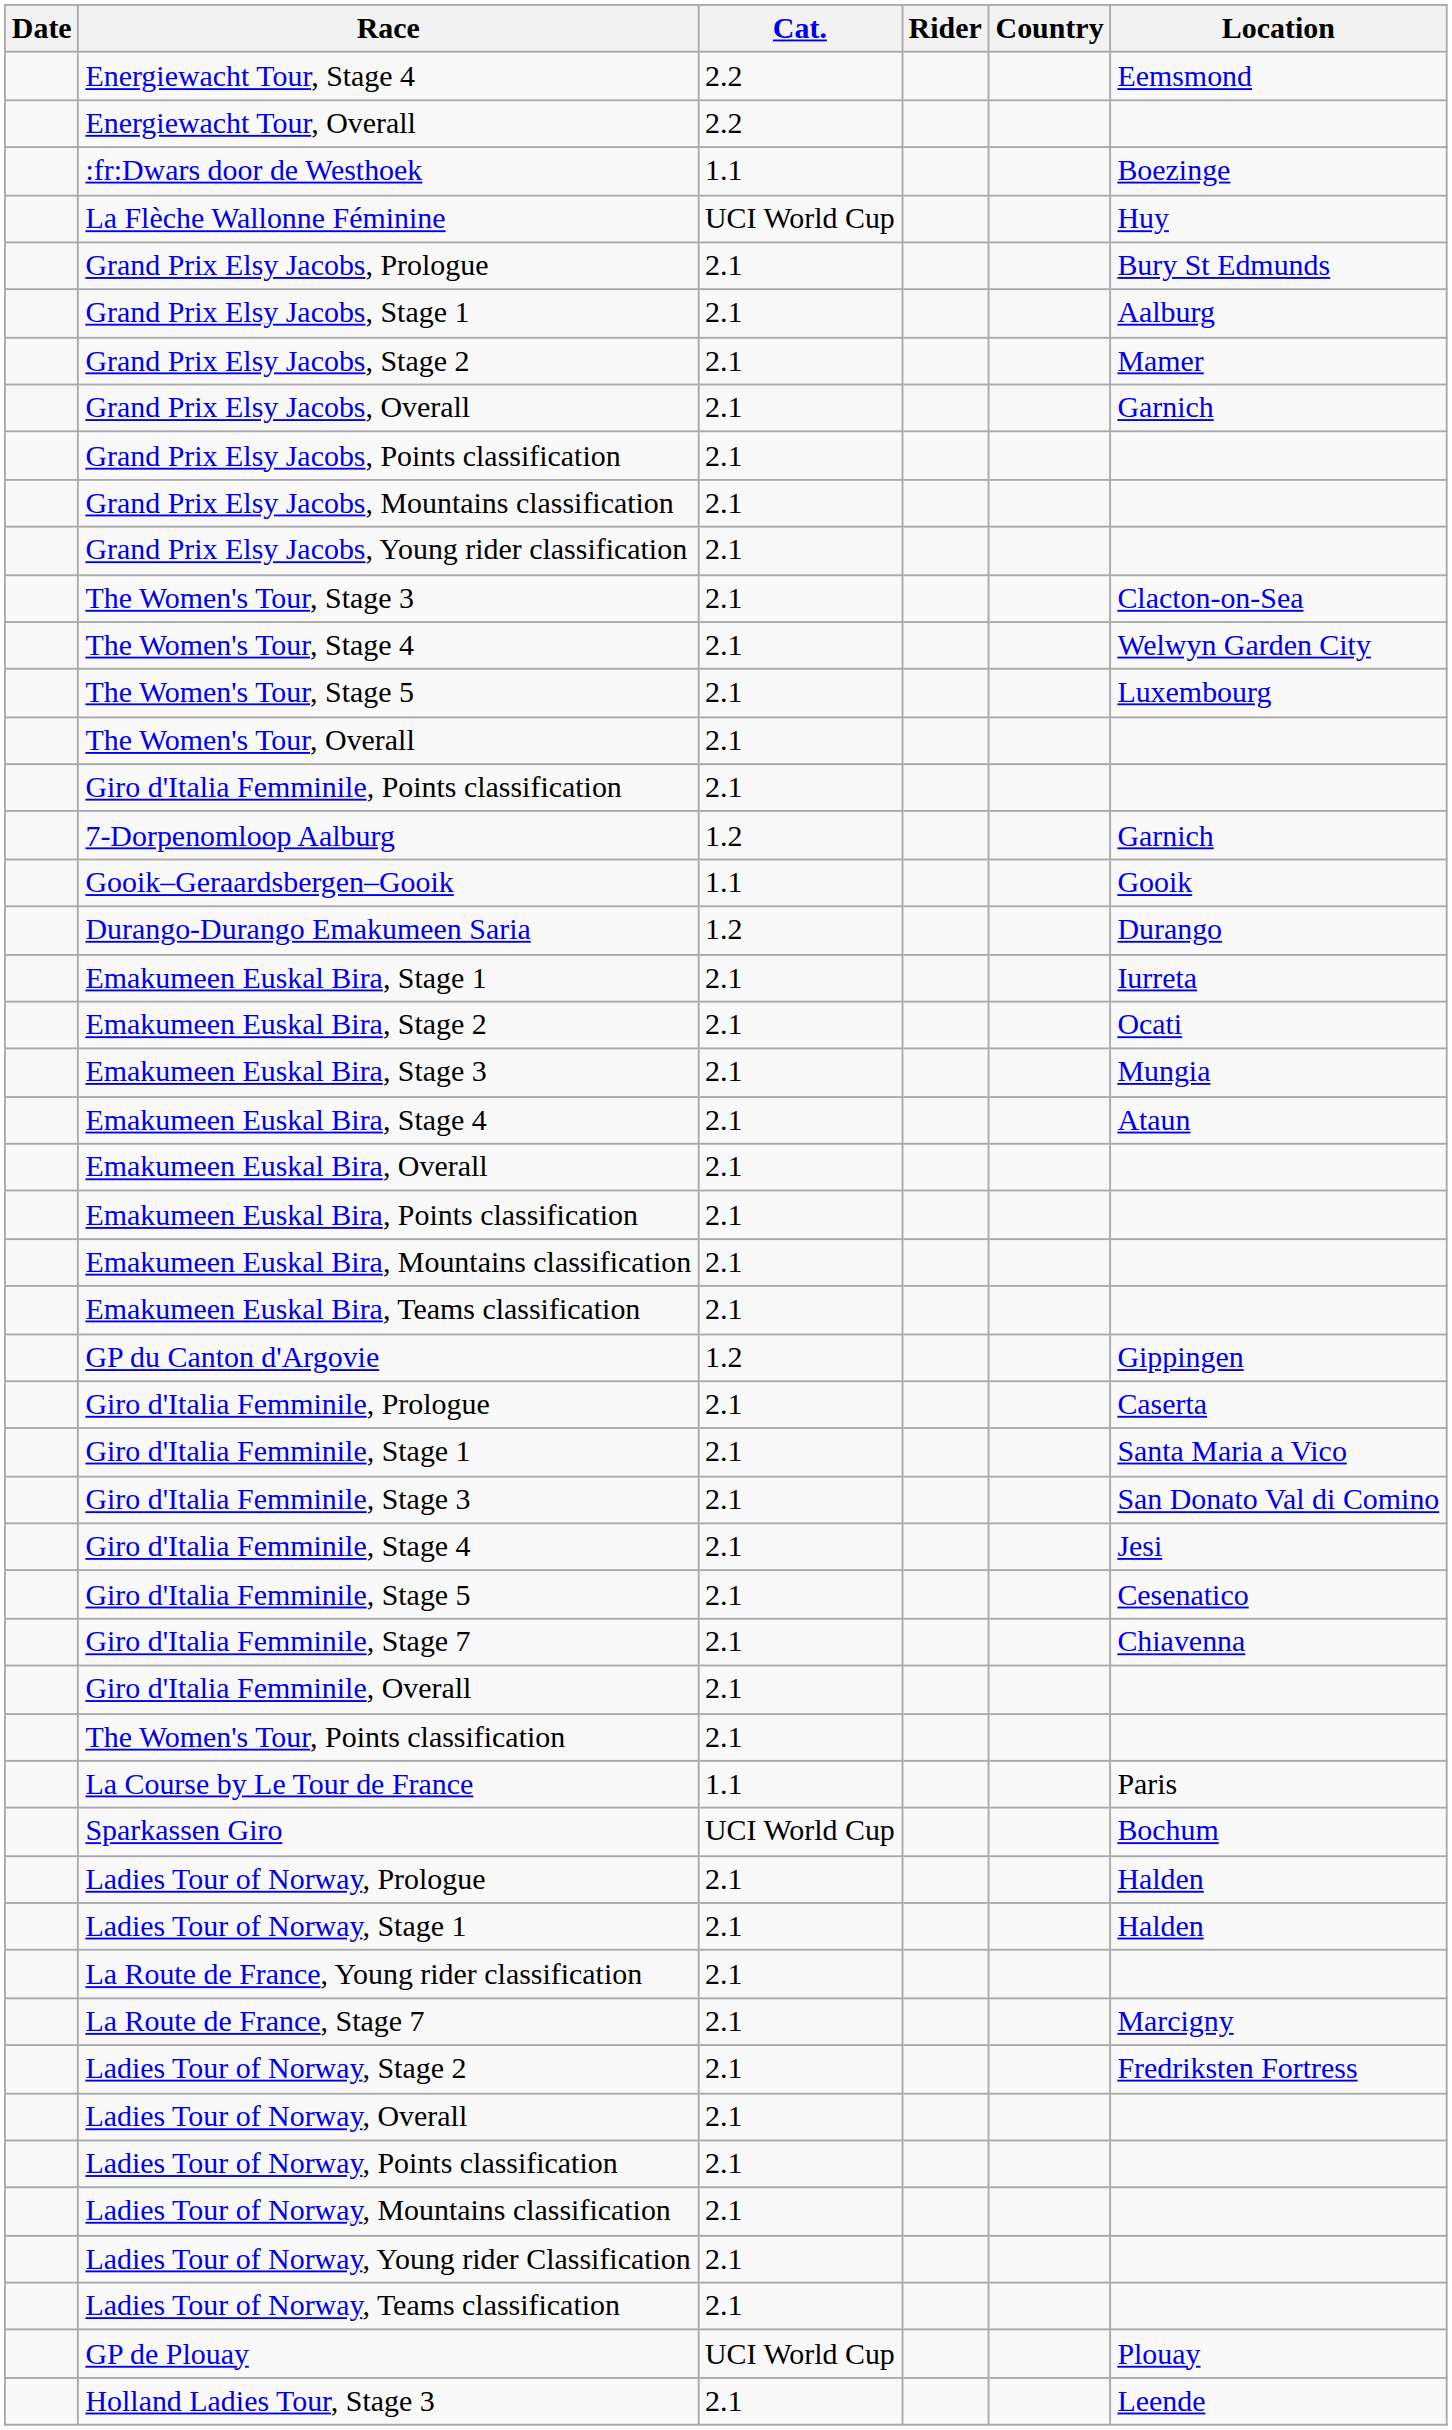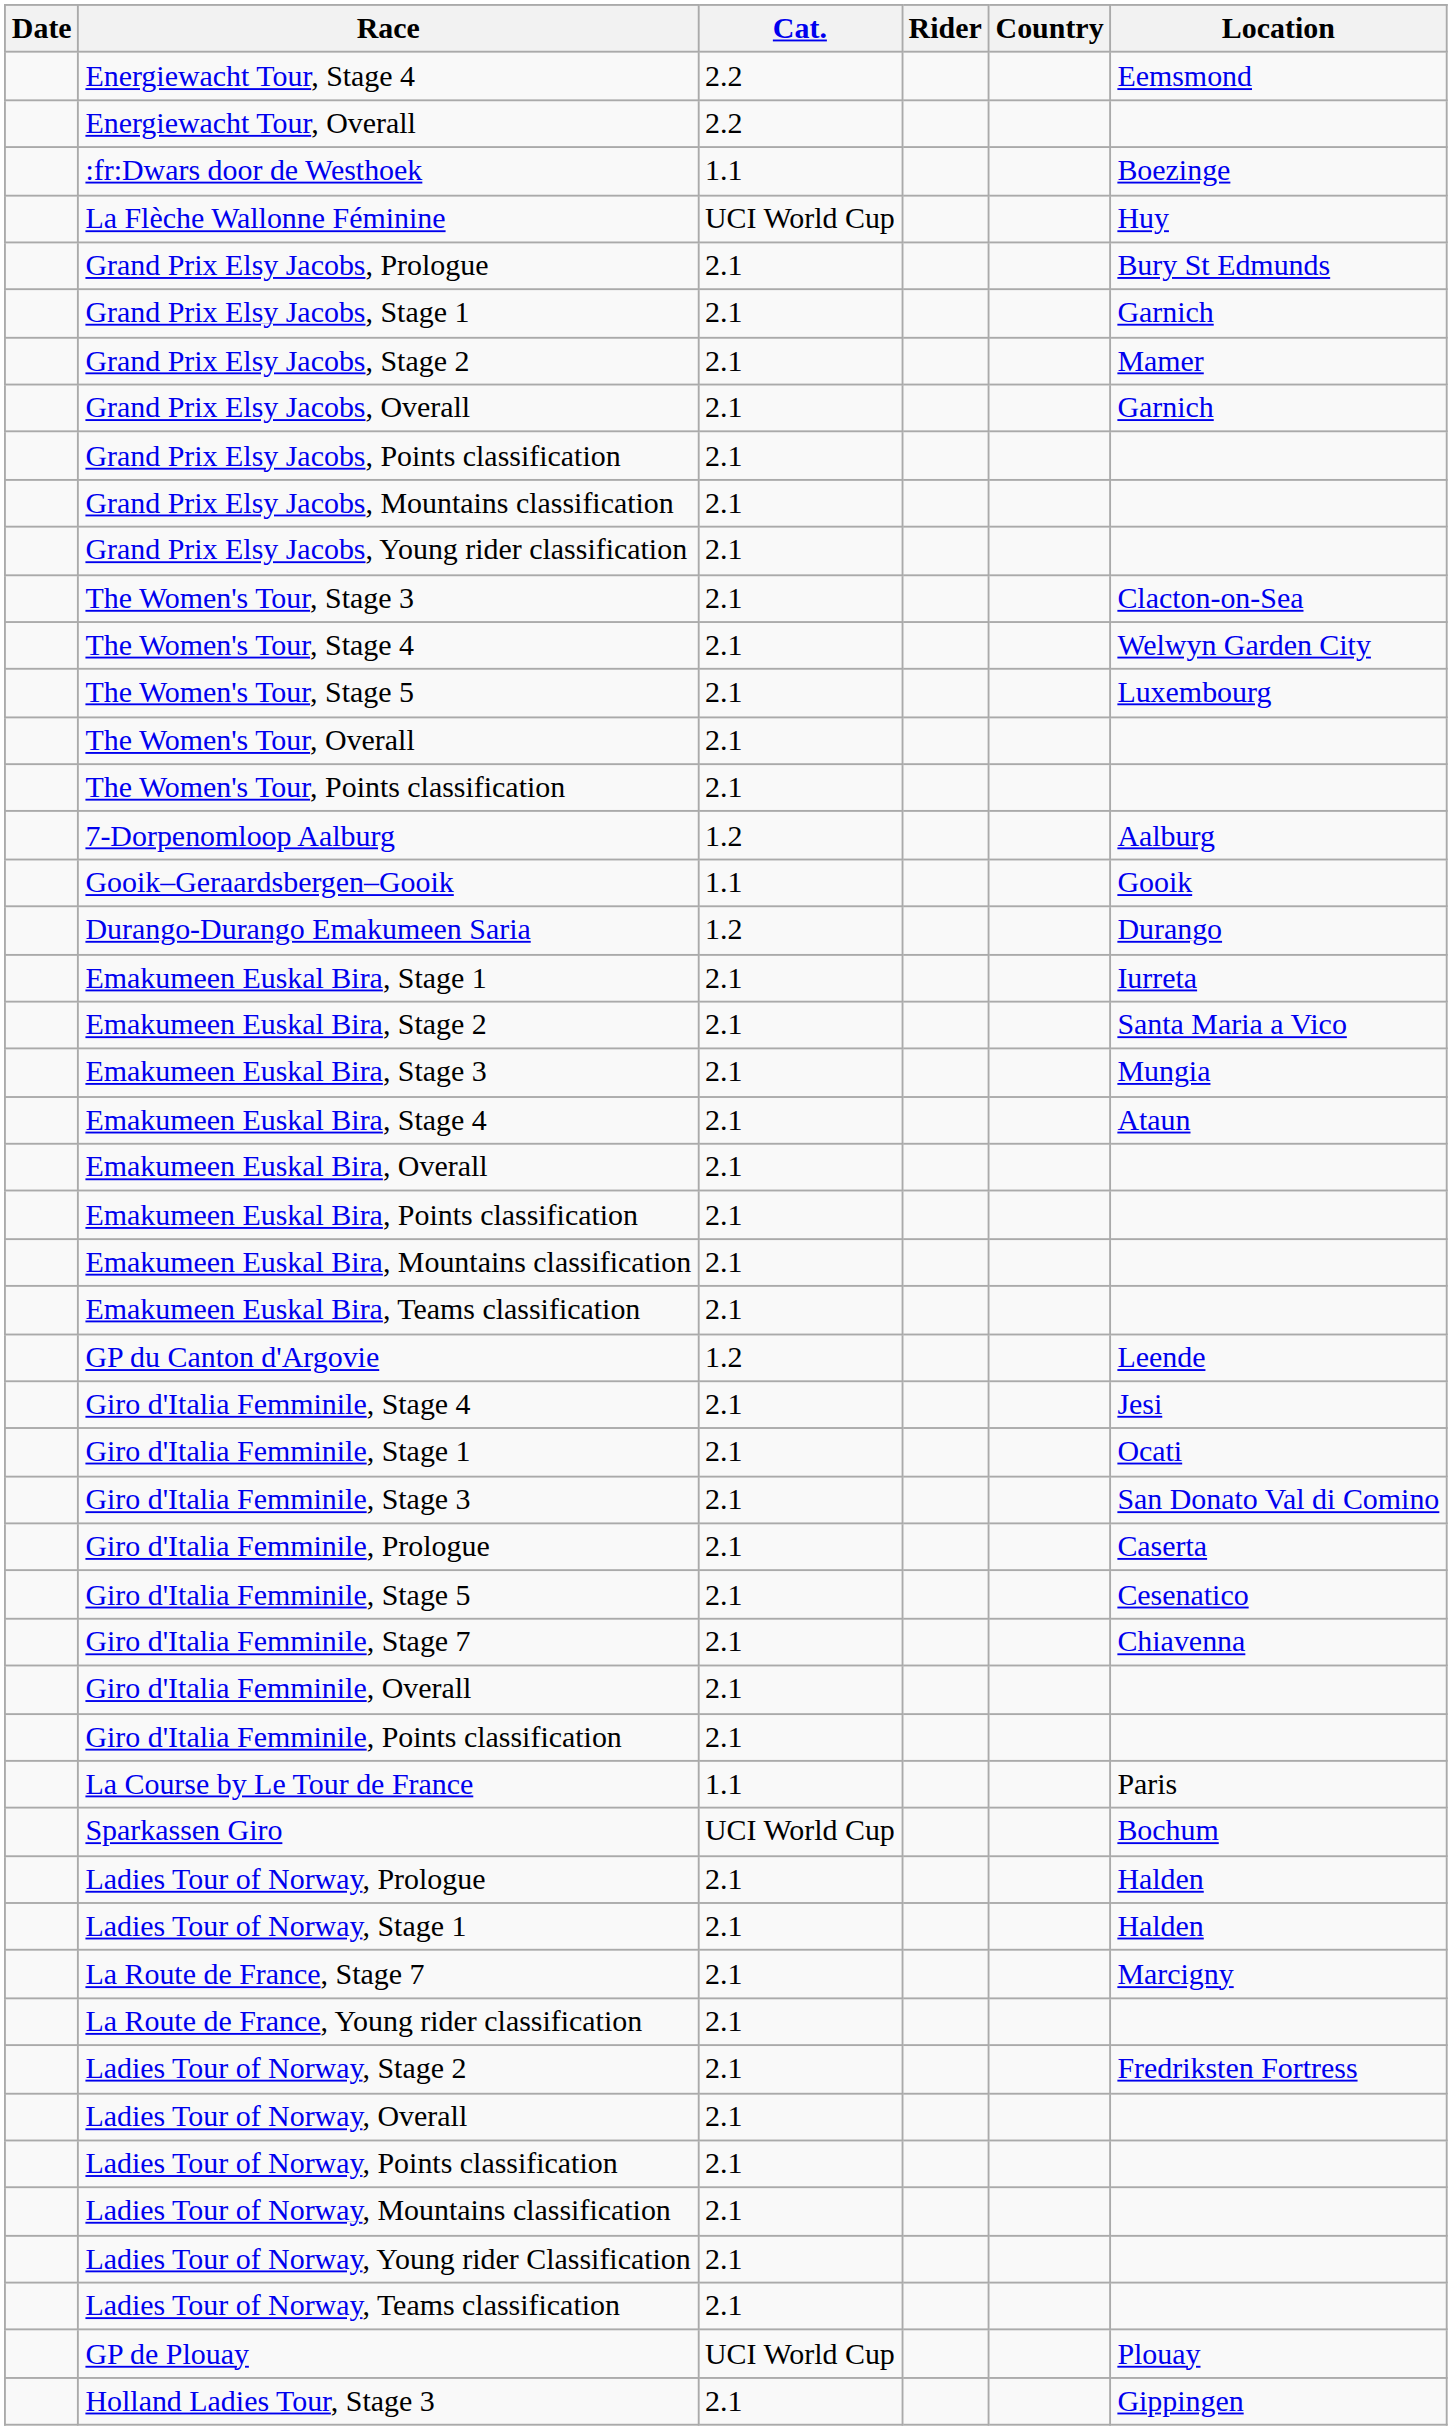(1166, 312) Aalburg -> (1166, 312) Garnich
rows swapped: (325, 1736) <-> (354, 787)
(1166, 834) Garnich -> (1166, 834) Aalburg
(1150, 1024) Oсati -> (1232, 1024) Santa Maria a Vico
(1181, 1356) Gippingen -> (1161, 1356) Leende
rows swapped: (288, 1404) <-> (278, 1546)
(1232, 1451) Santa Maria a Vico -> (1150, 1451) Oсati
rows swapped: (255, 2021) <-> (364, 1973)
(1161, 2400) Leende -> (1181, 2400) Gippingen
